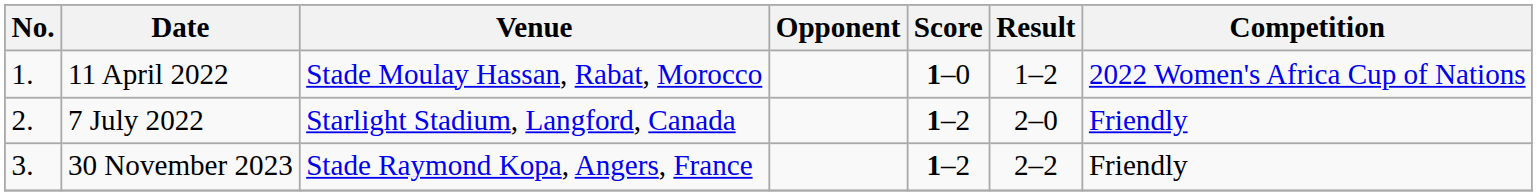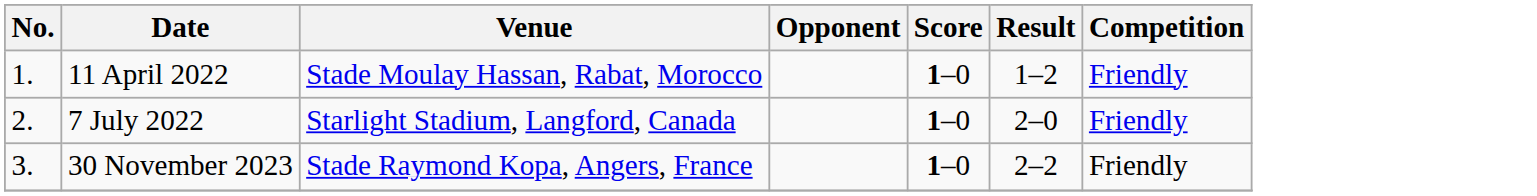(1307, 73) 2022 Women's Africa Cup of Nations -> (1138, 73) Friendly
(948, 119) 1–2 -> (948, 119) 1–0
(948, 166) 1–2 -> (948, 166) 1–0
